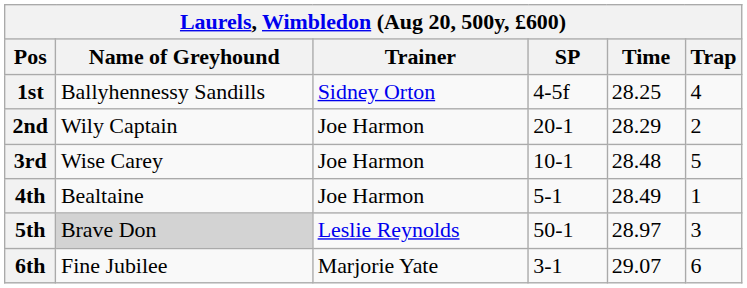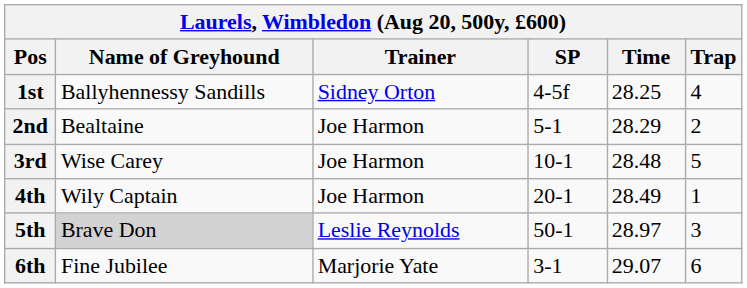(119, 126) Wily Captain -> (102, 126) Bealtaine
(553, 126) 20-1 -> (548, 126) 5-1
(102, 195) Bealtaine -> (119, 195) Wily Captain
(548, 195) 5-1 -> (553, 195) 20-1
